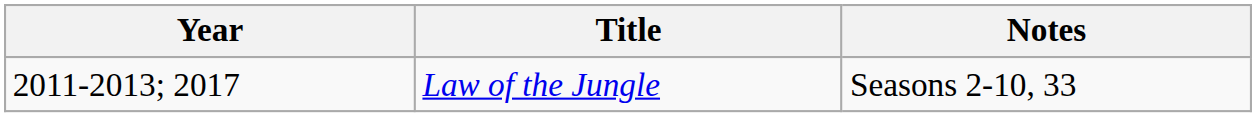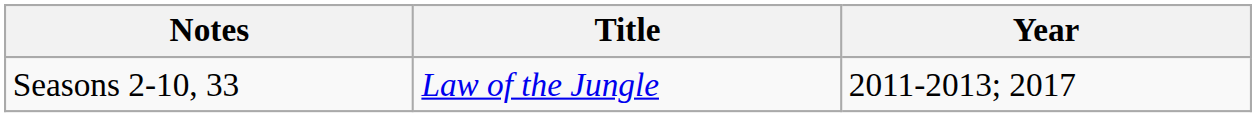columns swapped: (210, 30) <-> (1047, 30)
